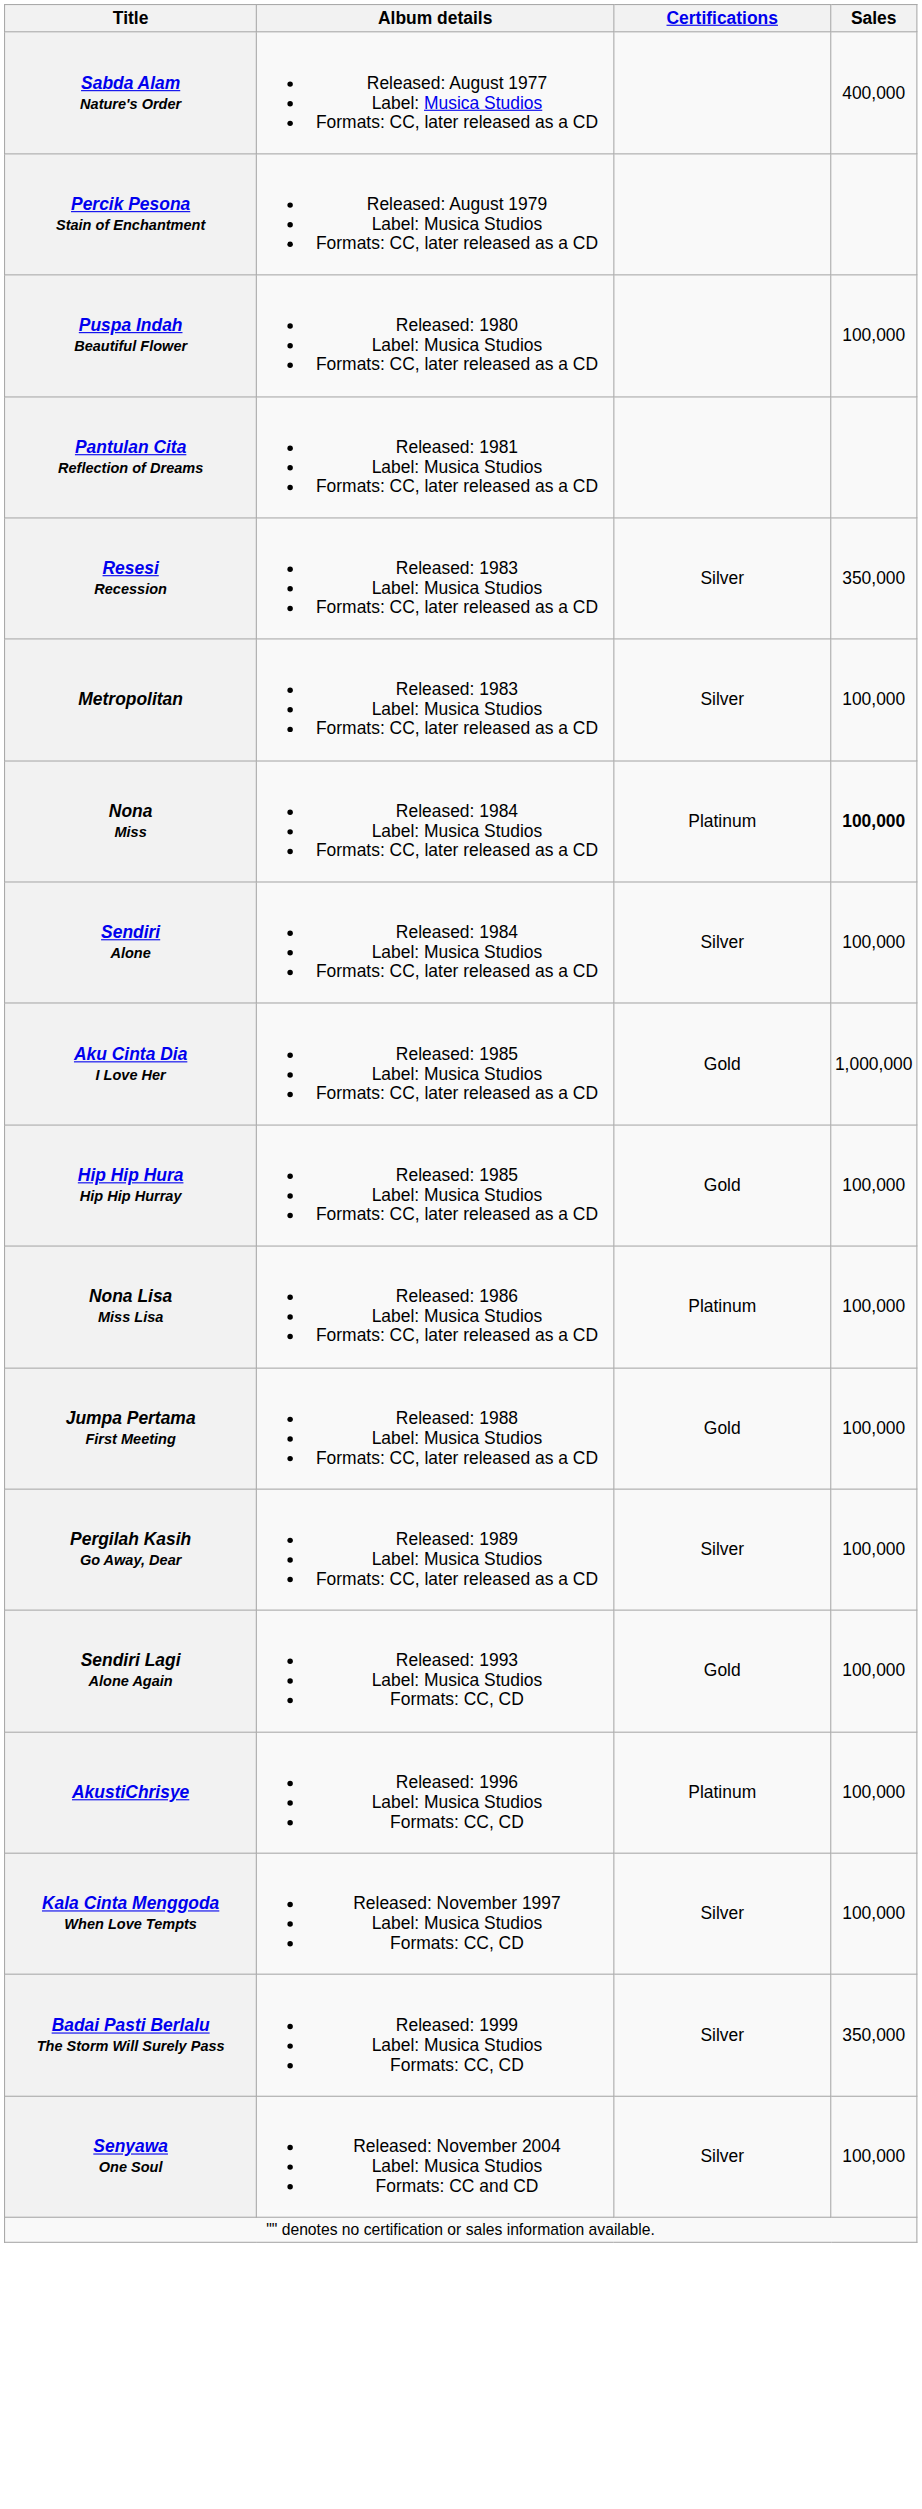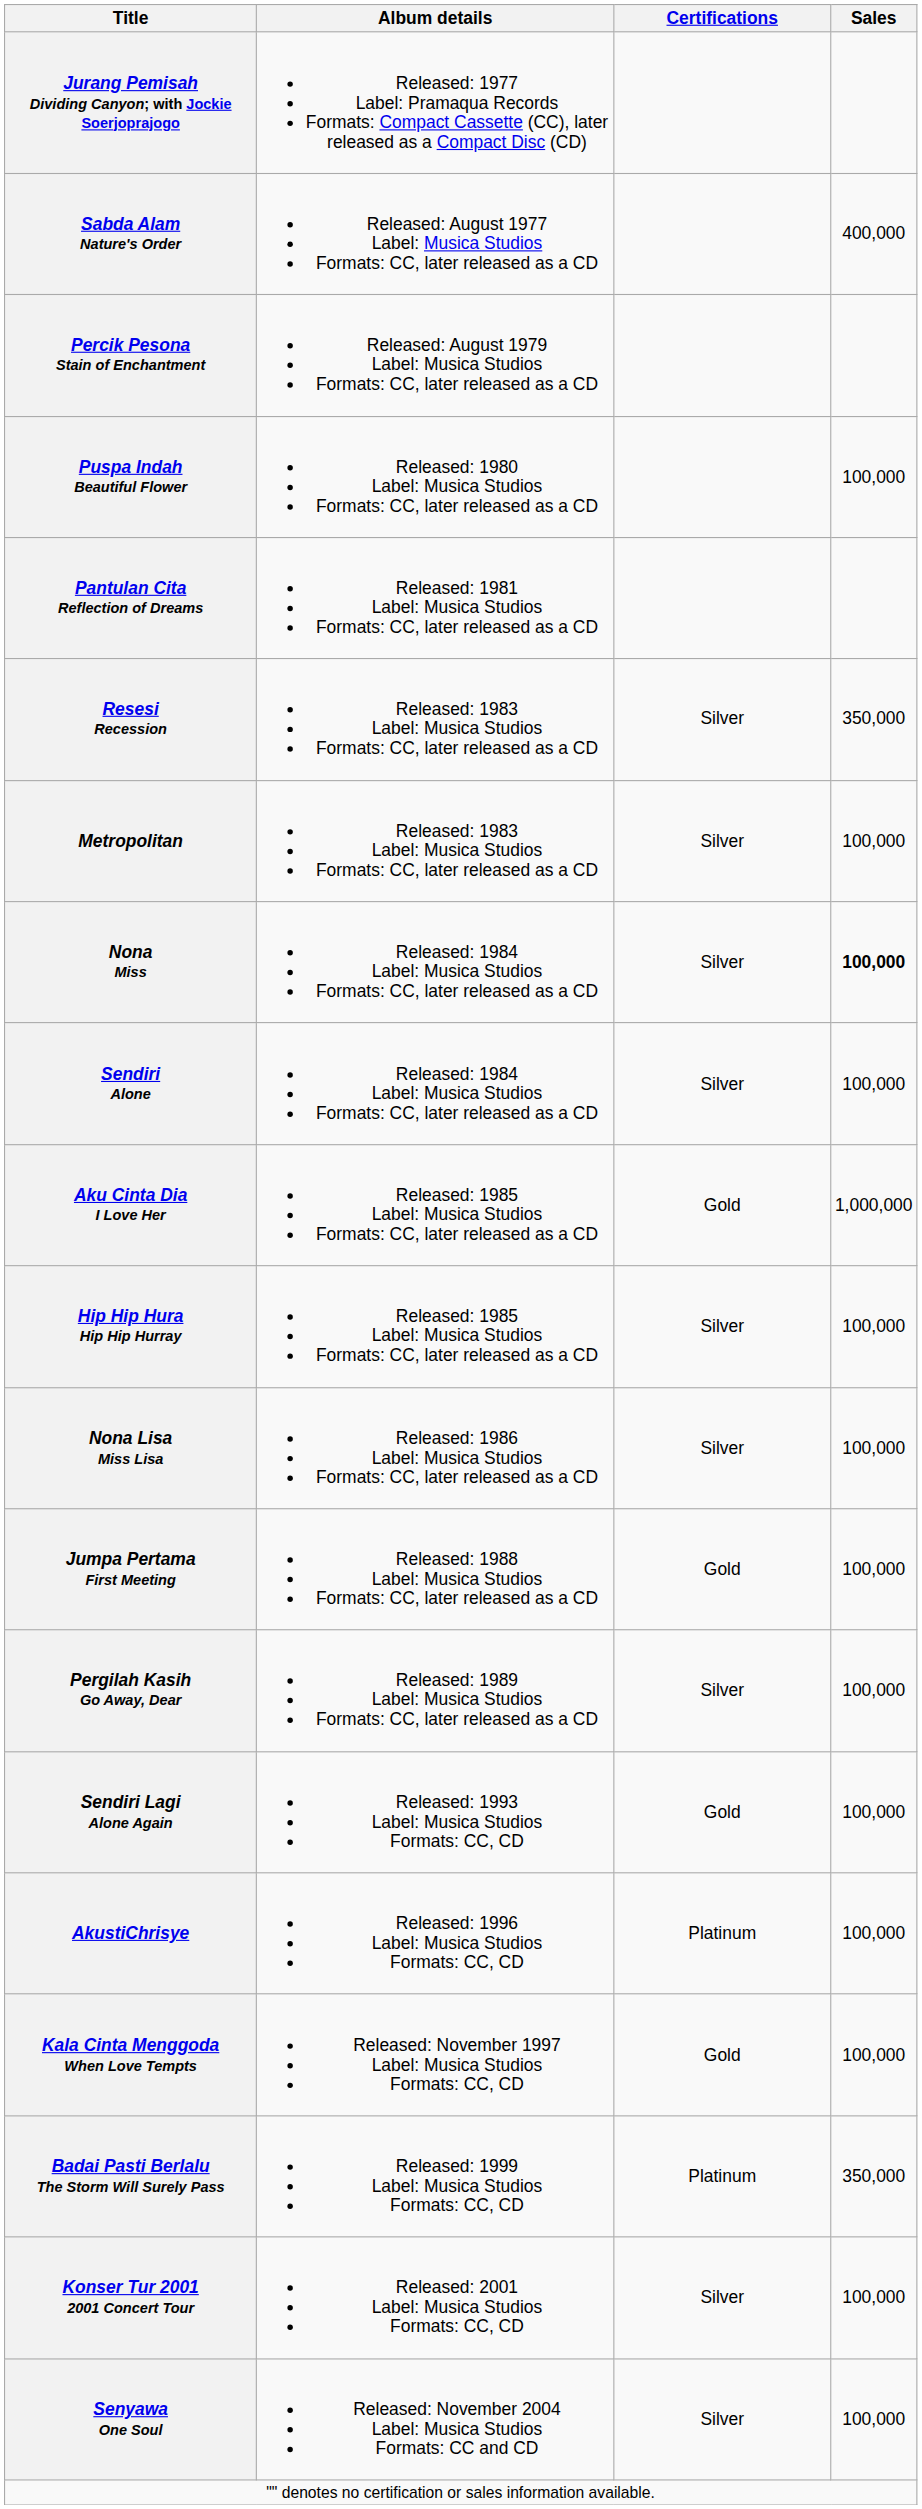+ row: (131, 102)
(722, 821) Platinum -> (722, 962) Silver
(722, 1185) Gold -> (722, 1326) Silver
(722, 1306) Platinum -> (722, 1447) Silver
(722, 1913) Silver -> (722, 2054) Gold
(722, 2035) Silver -> (722, 2176) Platinum
+ row: (131, 2297)
